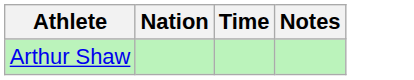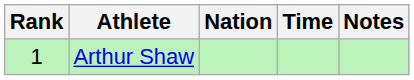+ column: (37, 21)
